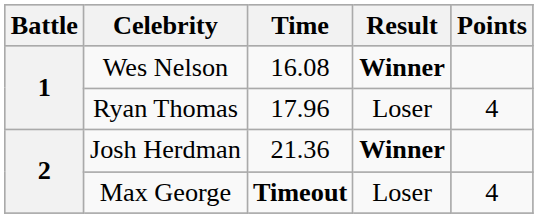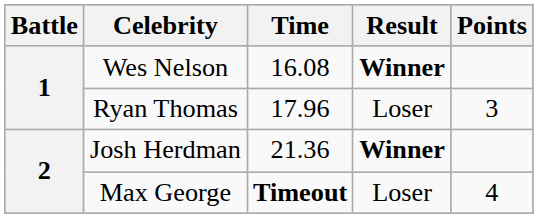(492, 108) 4 -> (492, 108) 3
